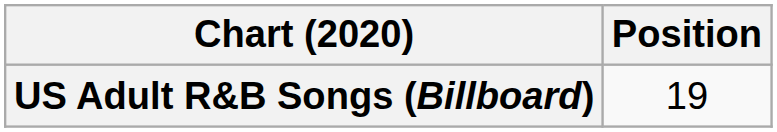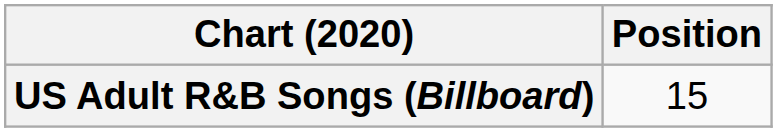(687, 95) 19 -> (687, 95) 15
